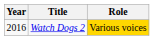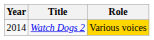(16, 27) 2016 -> (16, 27) 2014
